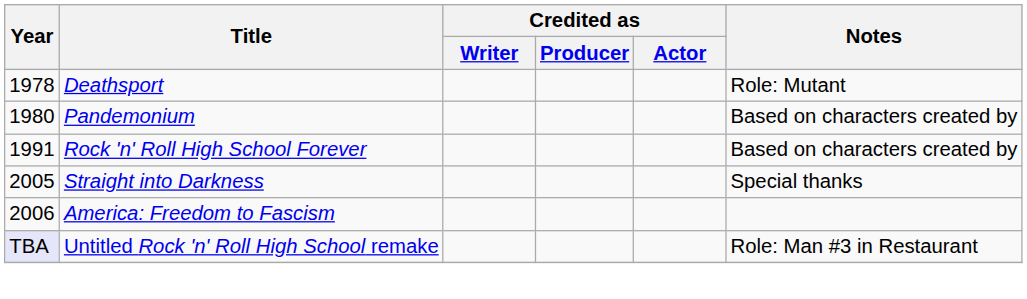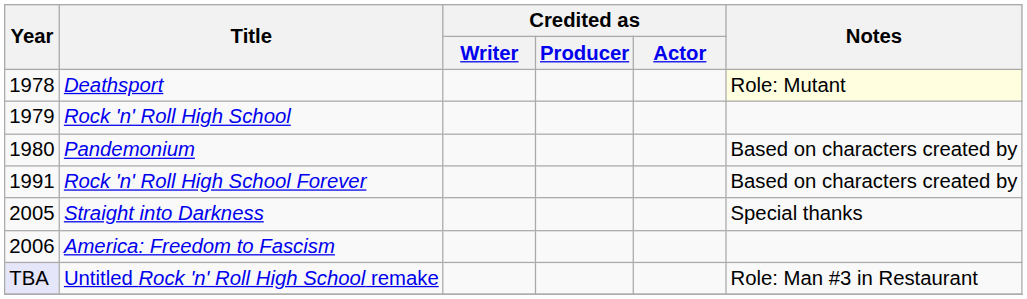(788, 85) no background -> (788, 85) lightyellow background
+ row: (177, 117)
